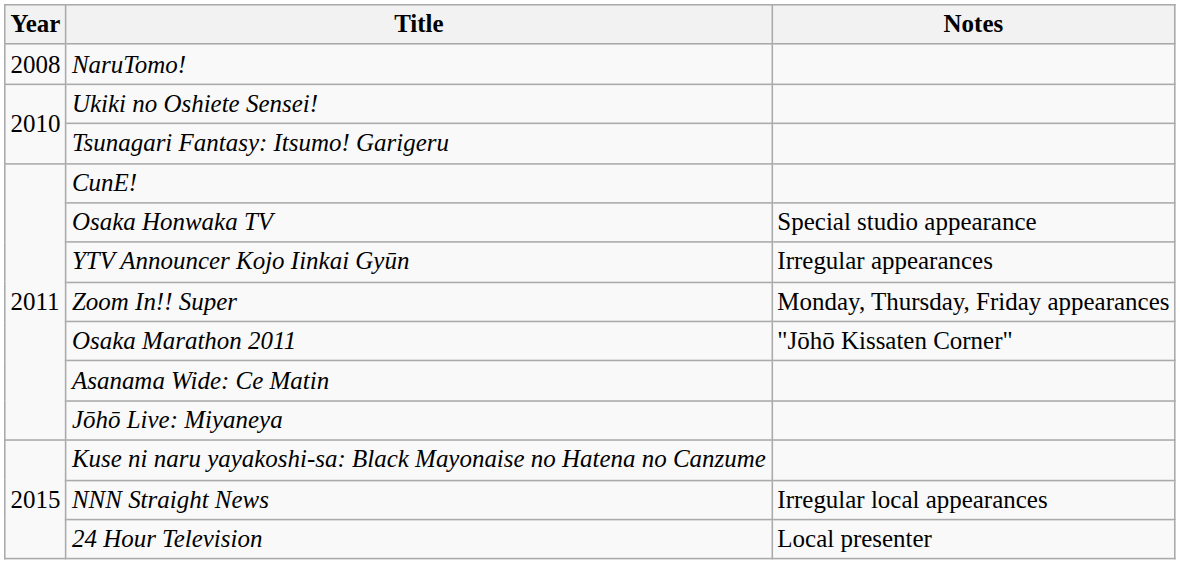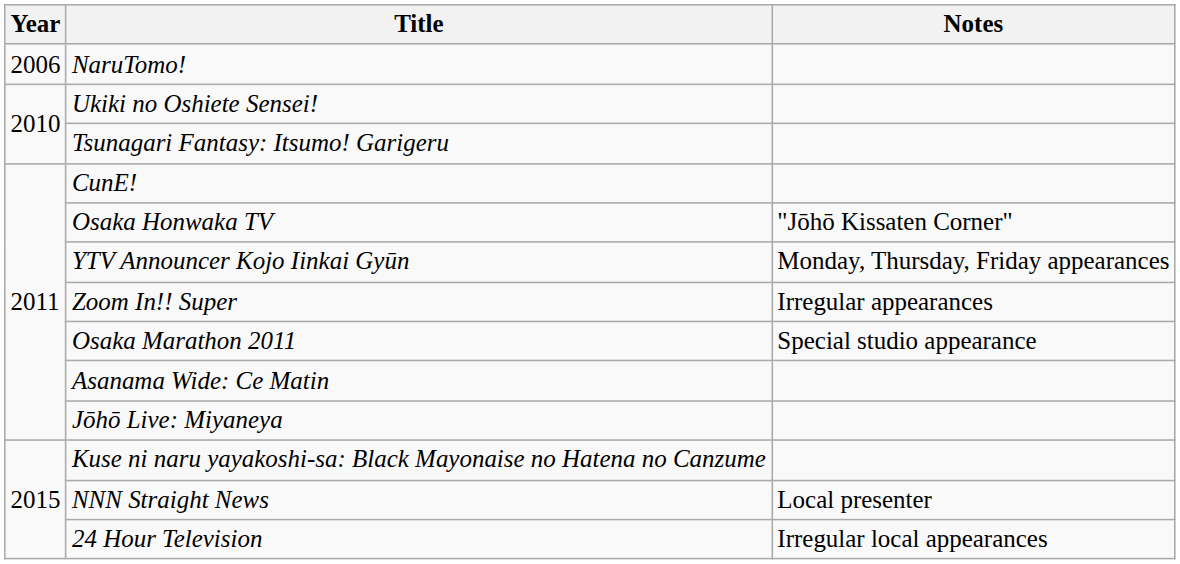(35, 63) 2008 -> (35, 63) 2006
(907, 222) Special studio appearance -> (895, 222) "Jōhō Kissaten Corner"
(885, 261) Irregular appearances -> (973, 261) Monday, Thursday, Friday appearances
(973, 301) Monday, Thursday, Friday appearances -> (885, 301) Irregular appearances
(895, 340) "Jōhō Kissaten Corner" -> (907, 340) Special studio appearance
(912, 499) Irregular local appearances -> (855, 499) Local presenter
(855, 538) Local presenter -> (912, 538) Irregular local appearances
